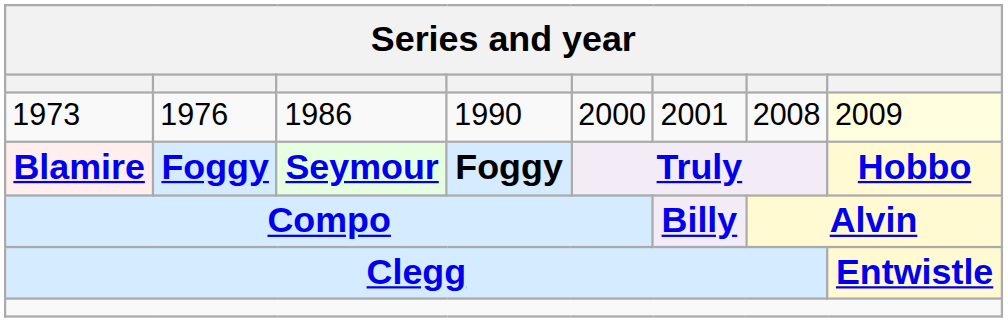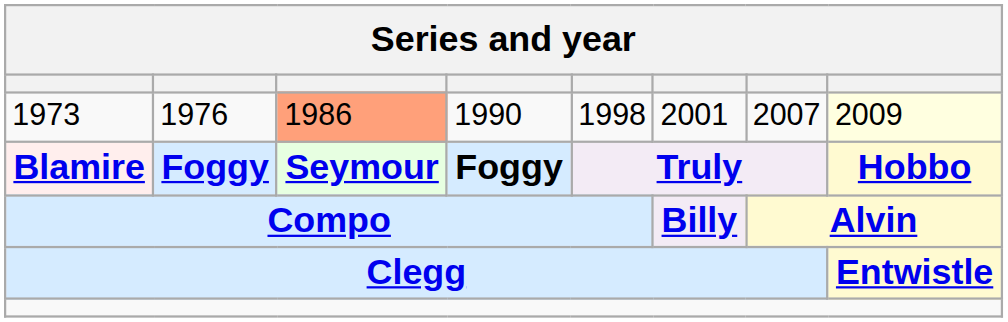(318, 116) no background -> (318, 116) lightsalmon background
(612, 116) 2000 -> (612, 116) 1998
(787, 116) 2008 -> (787, 116) 2007
